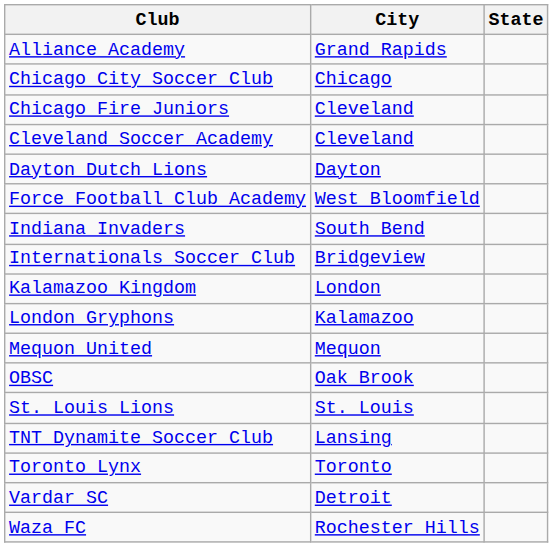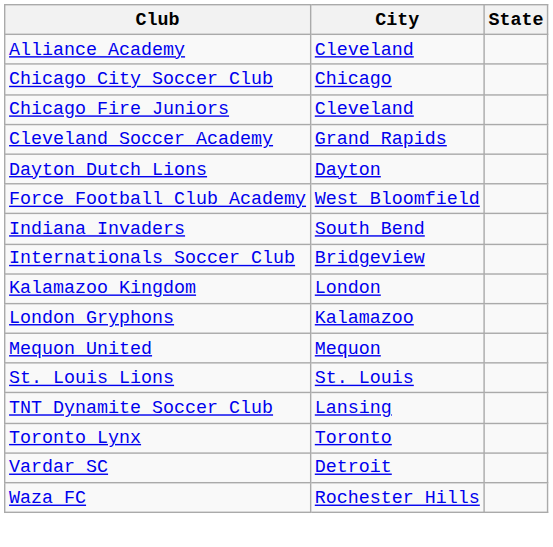(381, 50) Grand Rapids -> (364, 50) Cleveland
(364, 139) Cleveland -> (381, 139) Grand Rapids
- row: (31, 378)
